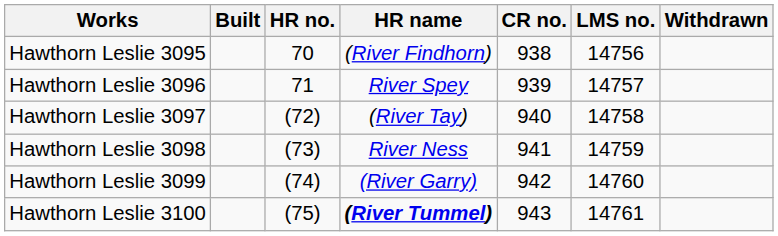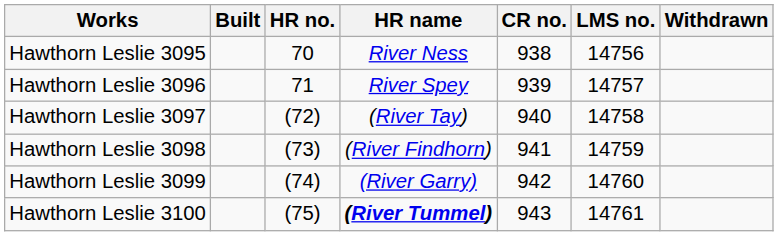(418, 52) (River Findhorn) -> (418, 52) River Ness
(418, 149) River Ness -> (418, 149) (River Findhorn)
